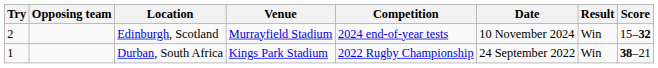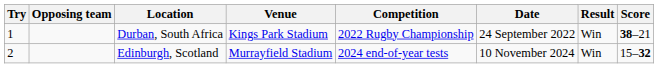rows swapped: (170, 53) <-> (168, 33)
